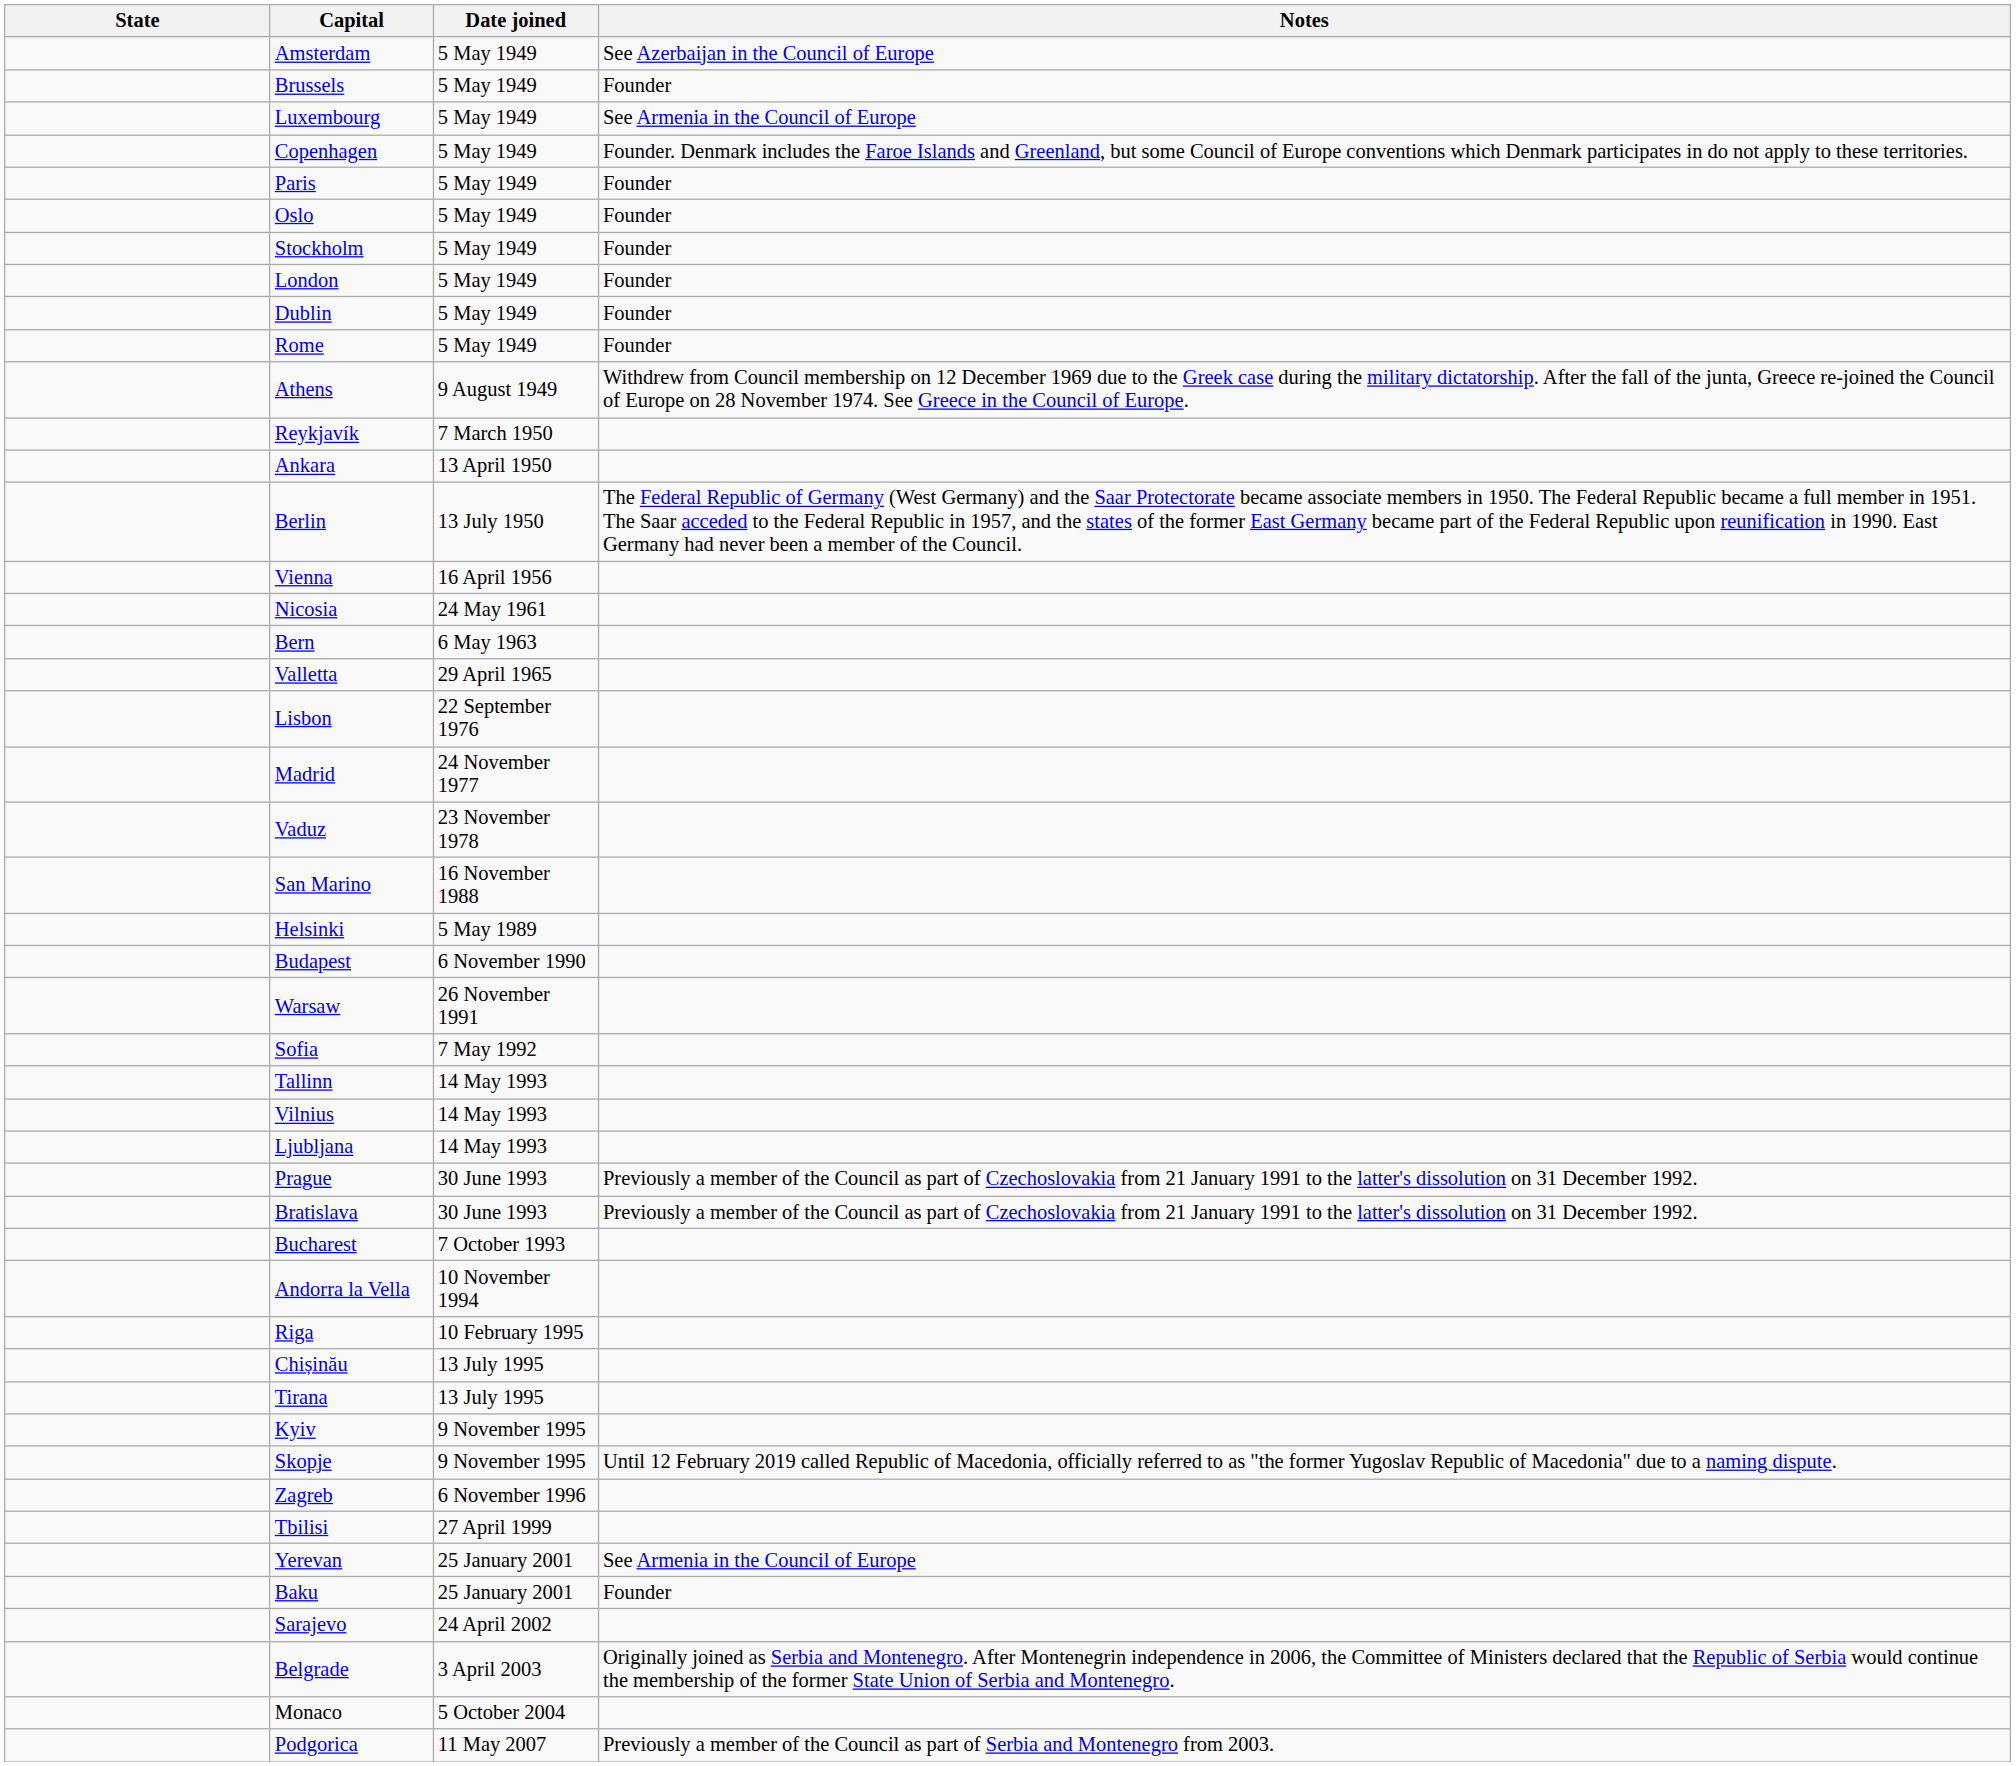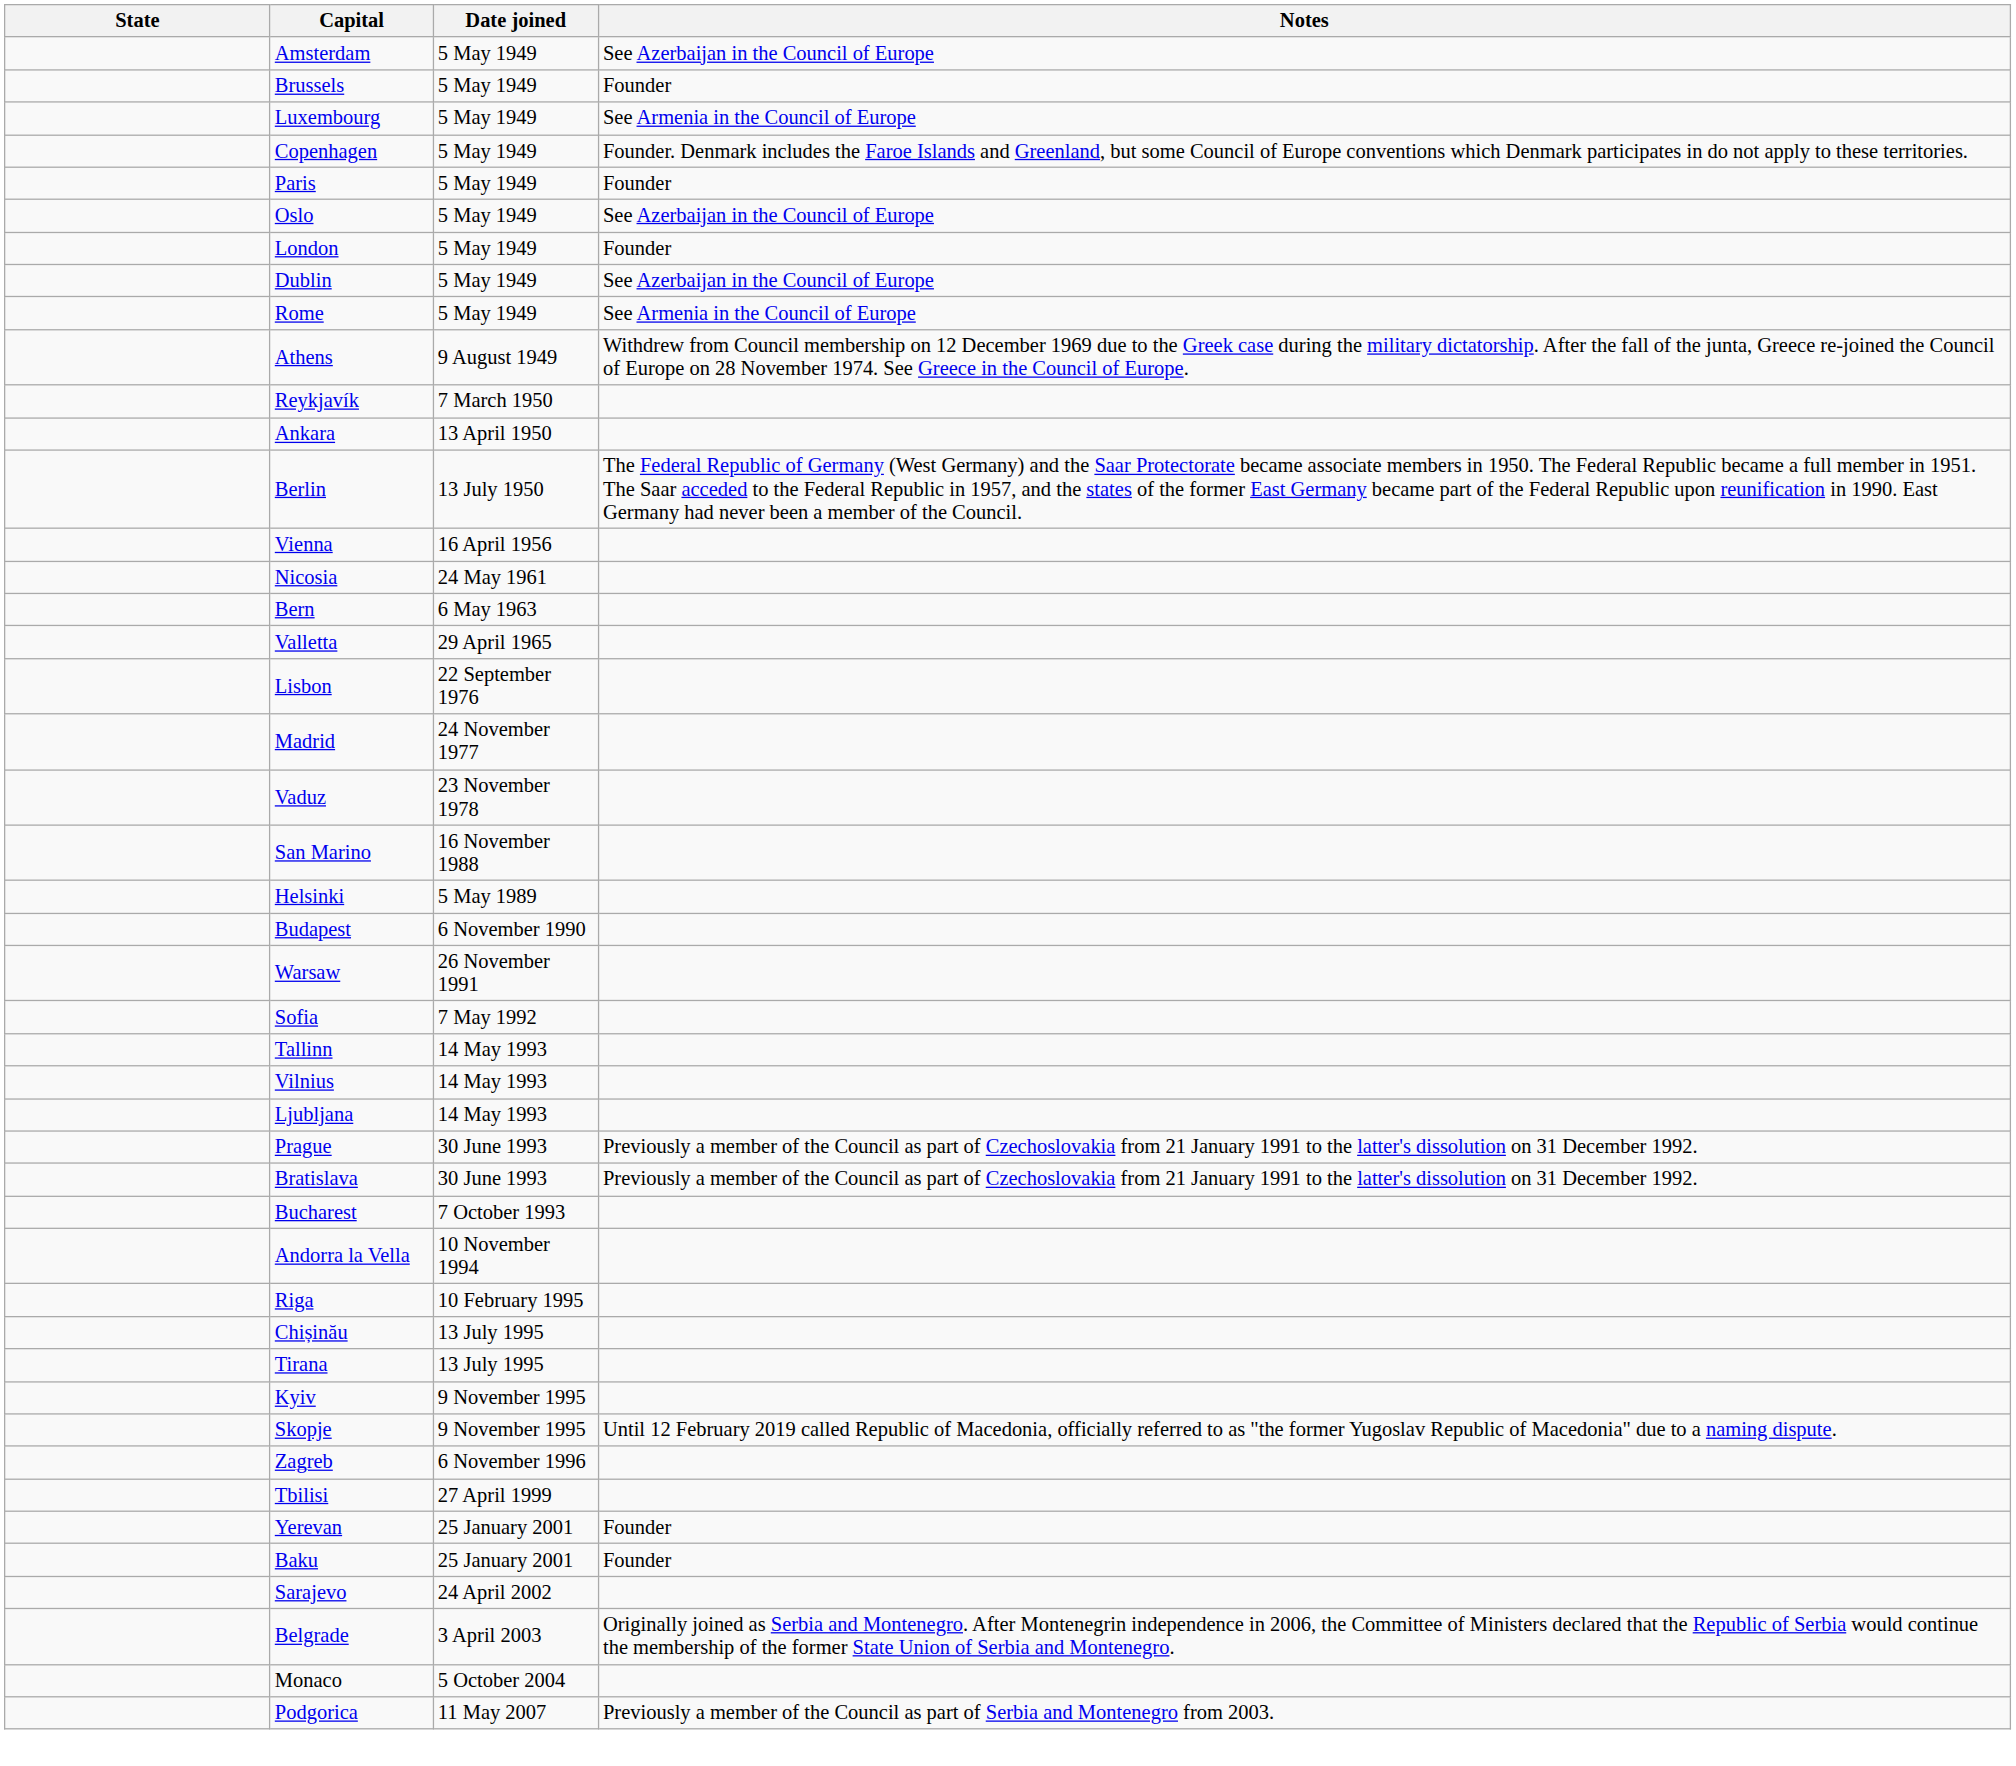(637, 215) Founder -> (768, 215) See Azerbaijan in the Council of Europe
- row: (319, 248)
(637, 313) Founder -> (768, 280) See Azerbaijan in the Council of Europe
(637, 345) Founder -> (759, 313) See Armenia in the Council of Europe
(759, 1559) See Armenia in the Council of Europe -> (637, 1527) Founder
